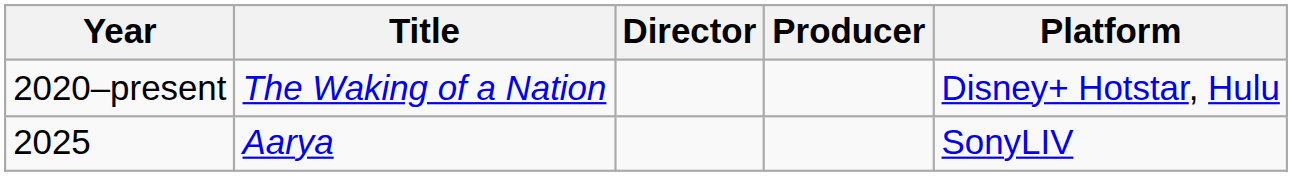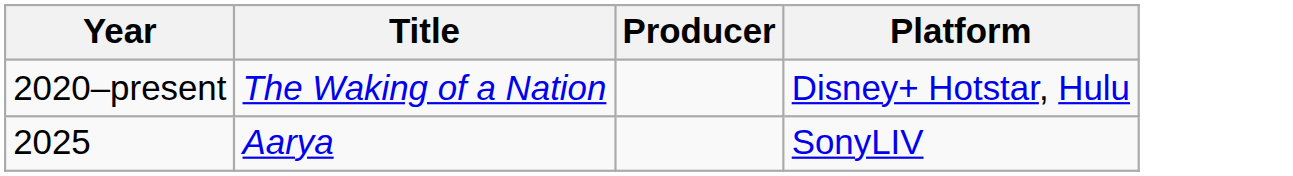- column: (689, 32)
